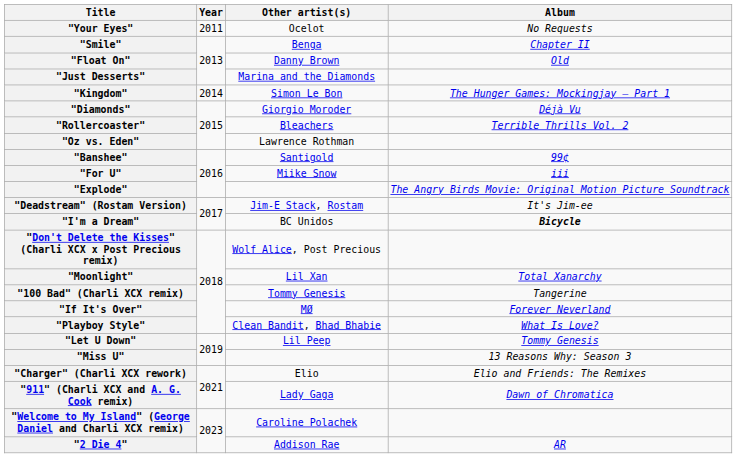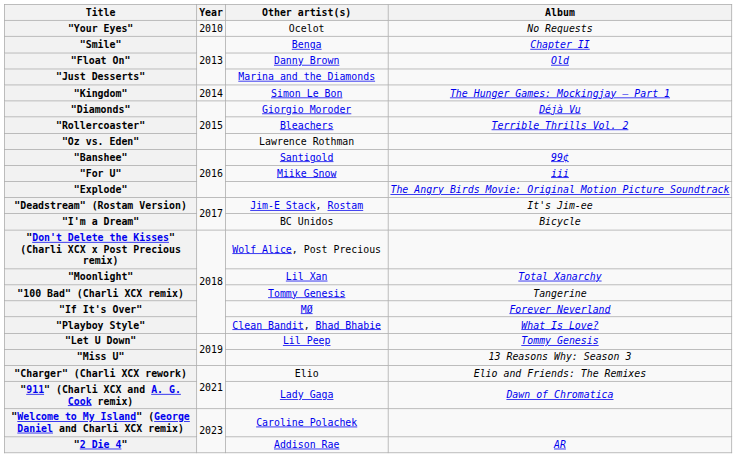(211, 29) 2011 -> (211, 29) 2010
(560, 222) bold -> (560, 222) normal
